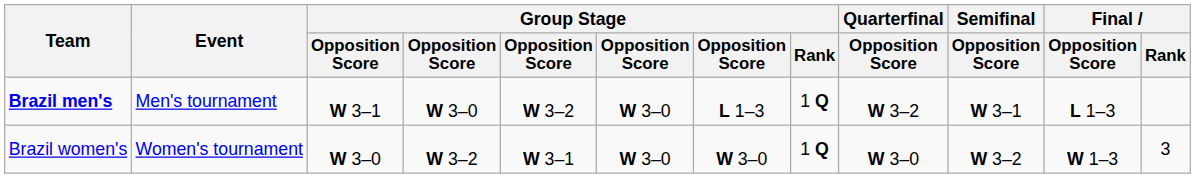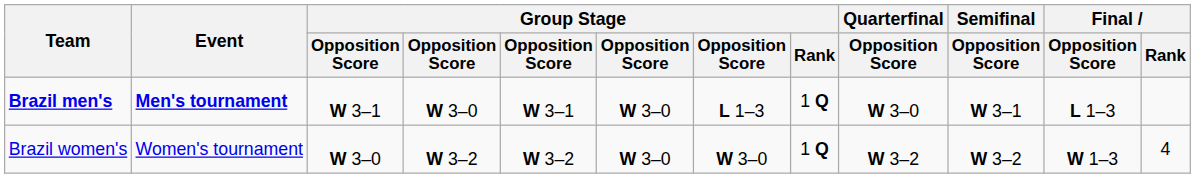(206, 102) normal -> (211, 102) bold
(549, 112) W 3–2 -> (549, 112) W 3–1
(893, 112) W 3–2 -> (893, 112) W 3–0
(549, 159) W 3–1 -> (549, 159) W 3–2
(893, 159) W 3–0 -> (893, 159) W 3–2
(1165, 149) 3 -> (1165, 149) 4
